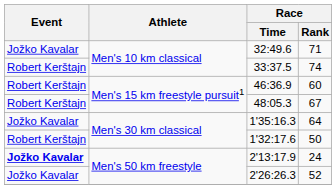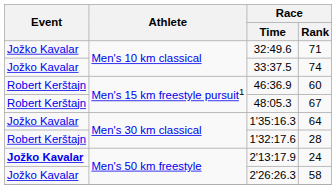(47, 68) Robert Kerštajn -> (43, 68) Jožko Kavalar
(315, 140) 50 -> (315, 140) 28
(315, 176) 52 -> (315, 176) 58
